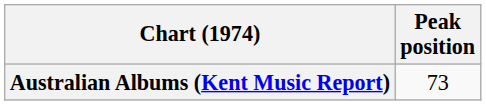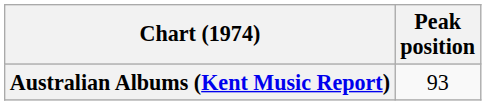(438, 81) 73 -> (438, 81) 93
